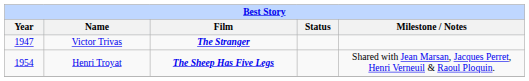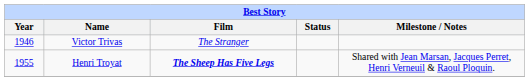(24, 42) 1947 -> (24, 42) 1946
(223, 42) bold -> (223, 42) normal
(24, 63) 1954 -> (24, 63) 1955
